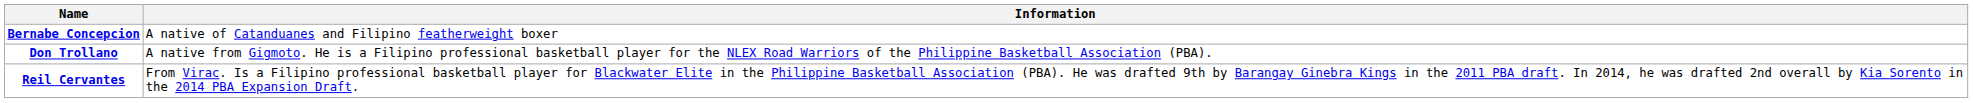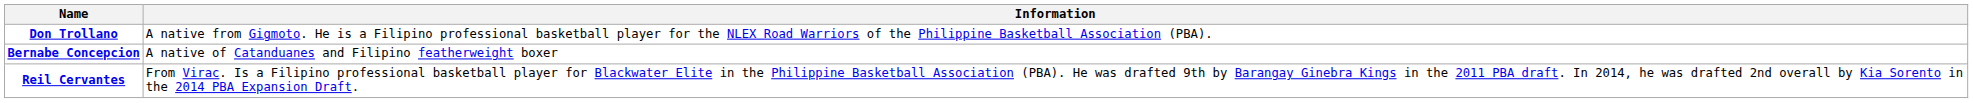rows swapped: (74, 34) <-> (74, 54)
